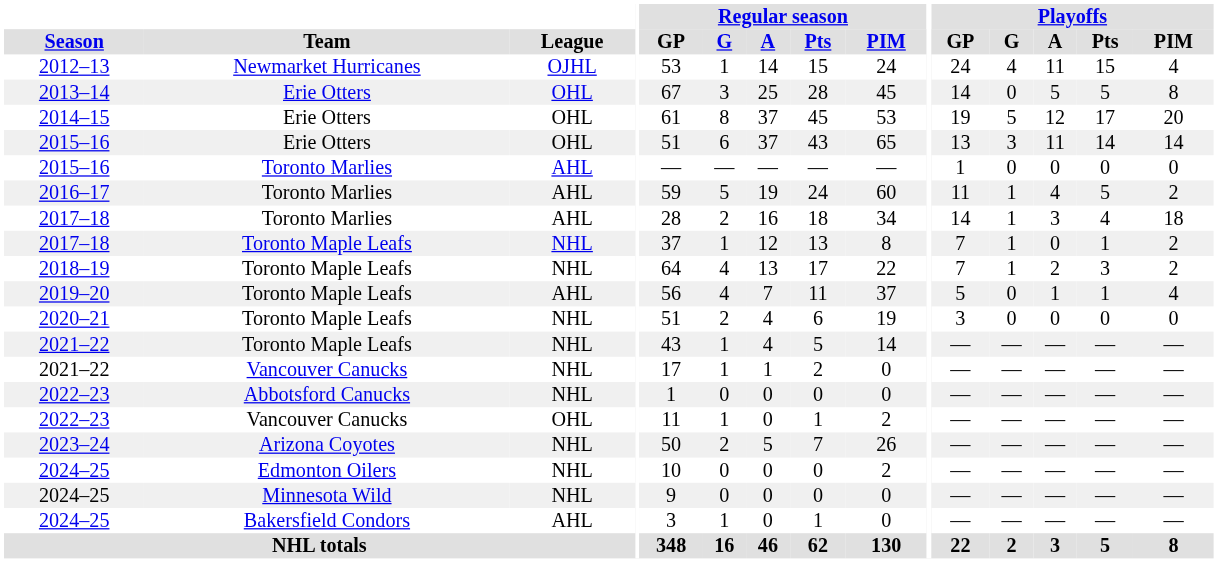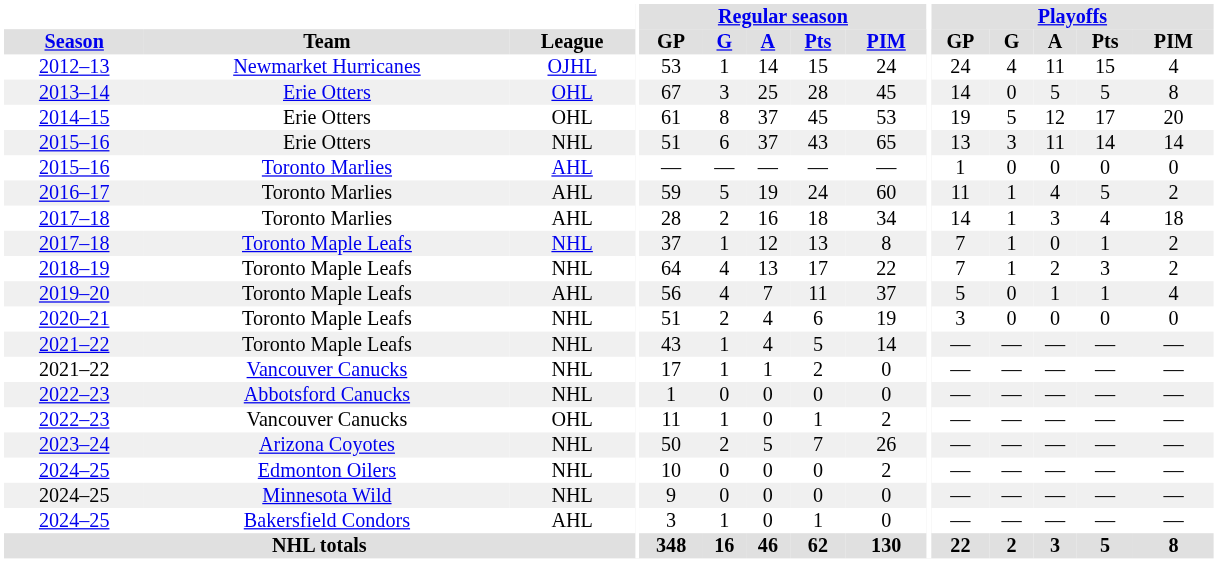(572, 142) OHL -> (572, 142) NHL
